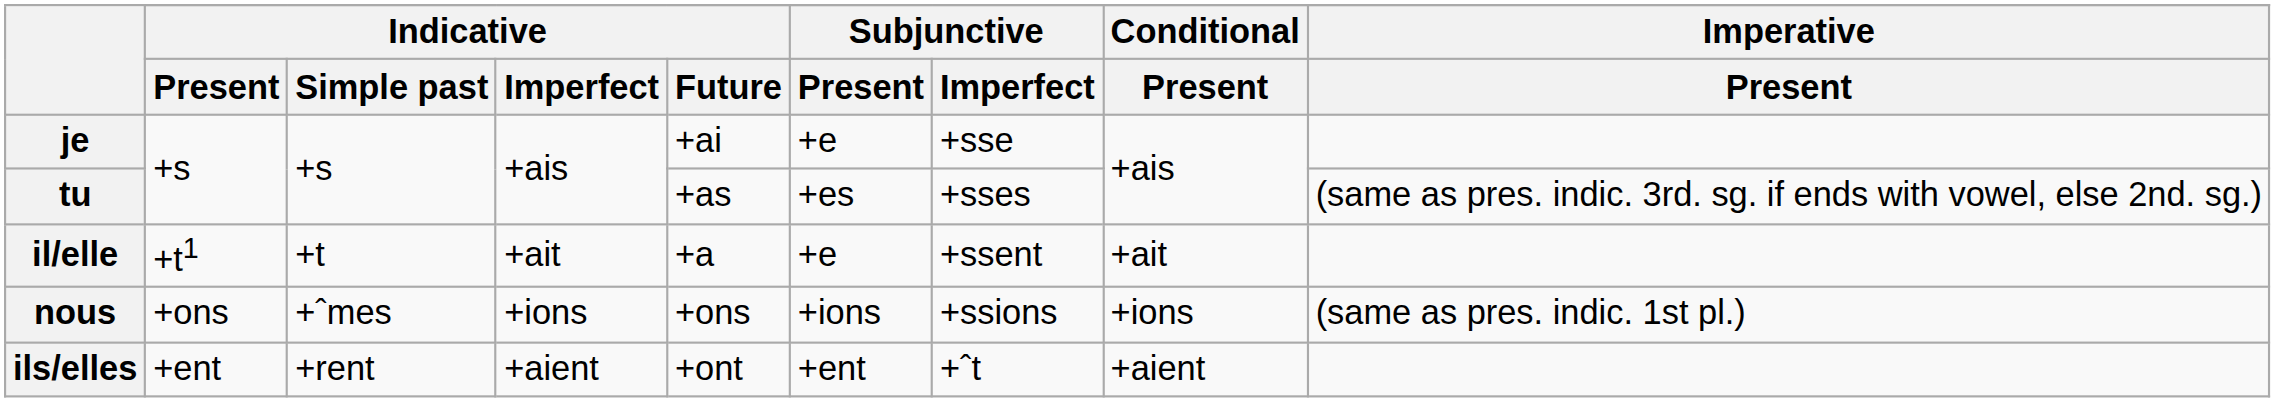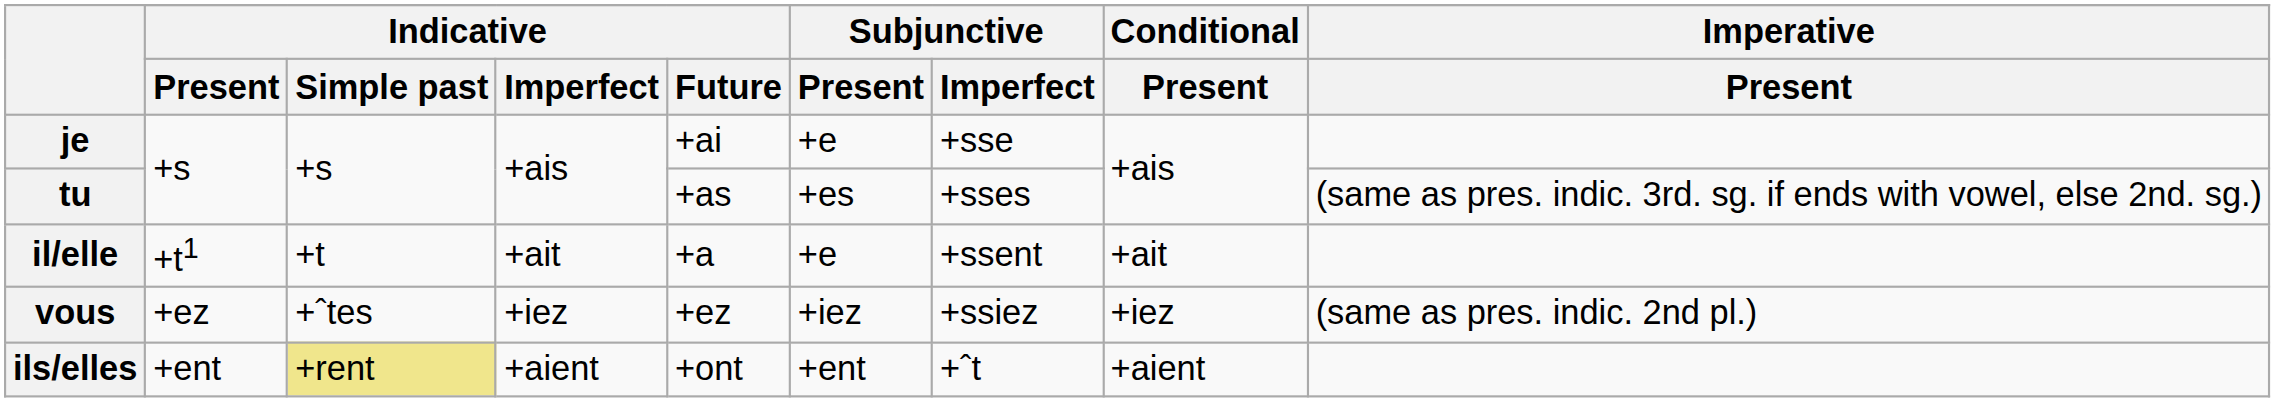- row: (75, 313)
+ row: (75, 313)
(335, 368) no background -> (335, 368) khaki background
